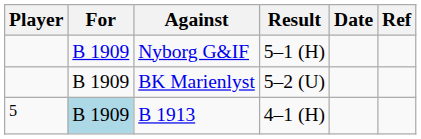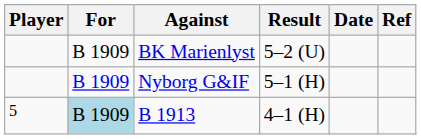rows swapped: (194, 50) <-> (197, 81)
